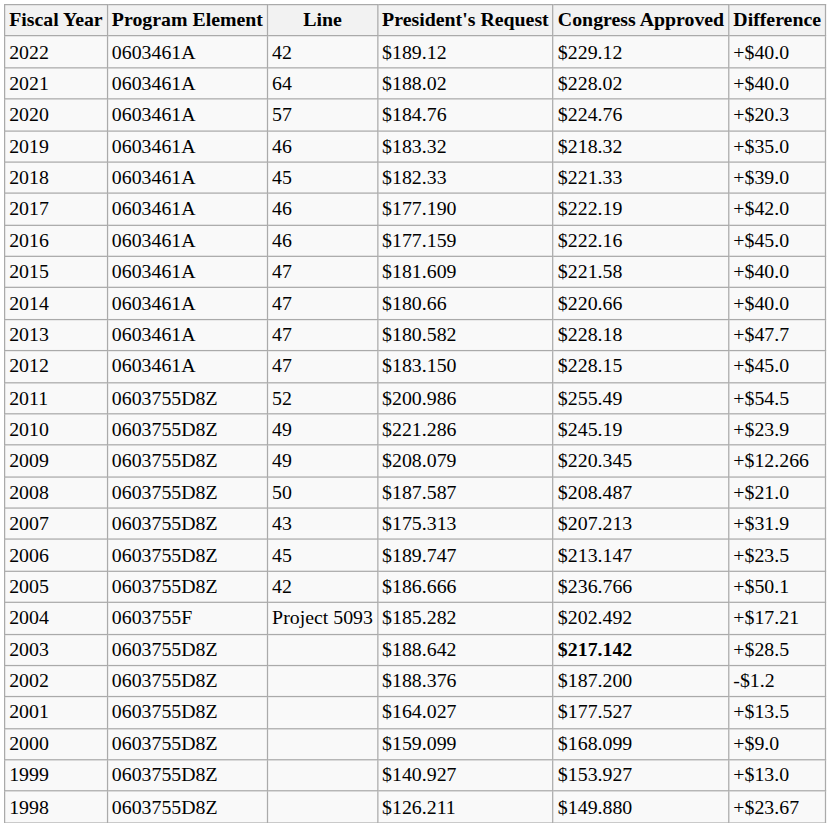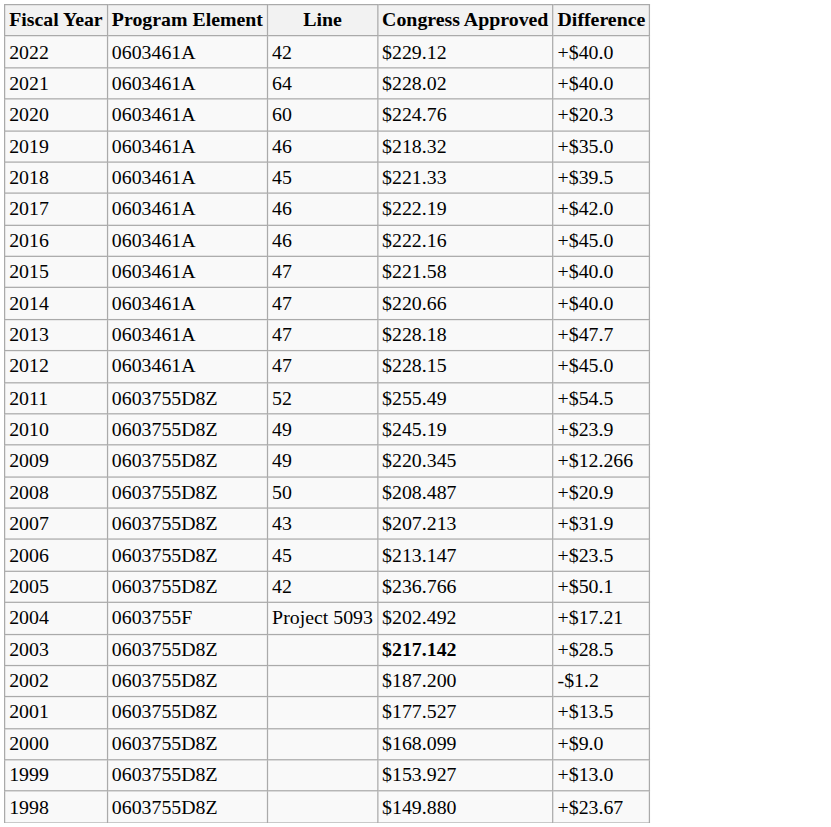- column: (465, 20)
(282, 114) 57 -> (282, 114) 60
(761, 177) +$39.0 -> (585, 177) +$39.5
(761, 492) +$21.0 -> (585, 492) +$20.9
